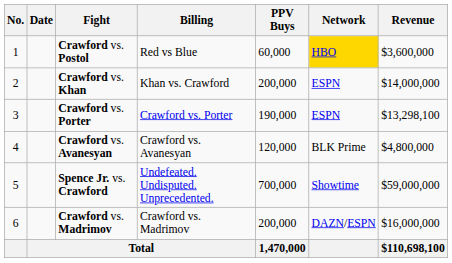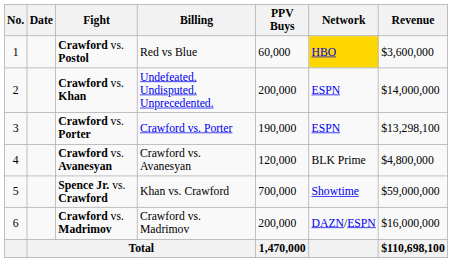(185, 83) Khan vs. Crawford -> (177, 90) Undefeated. Undisputed. Unprecedented.
(177, 185) Undefeated. Undisputed. Unprecedented. -> (185, 191) Khan vs. Crawford
